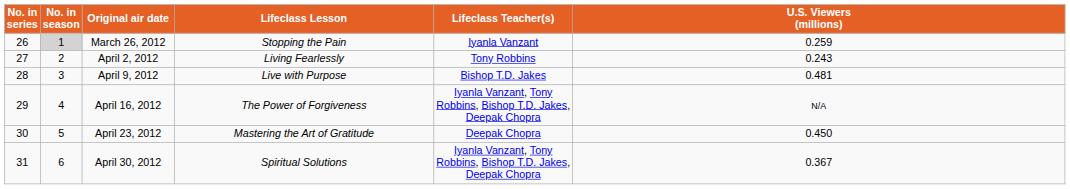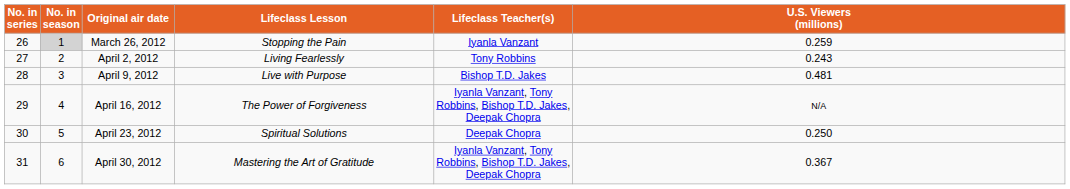(304, 134) Mastering the Art of Gratitude -> (304, 134) Spiritual Solutions
(819, 134) 0.450 -> (819, 134) 0.250
(304, 163) Spiritual Solutions -> (304, 163) Mastering the Art of Gratitude
